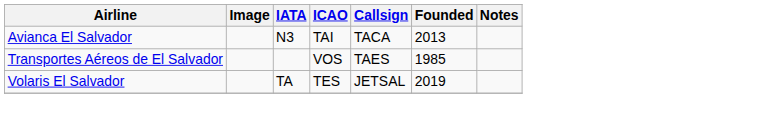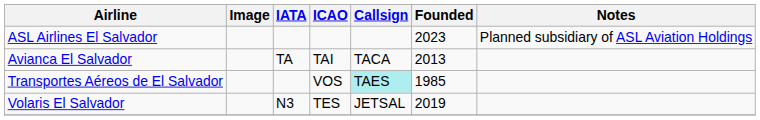+ row: (82, 37)
(285, 37) N3 -> (284, 59) TA
(372, 59) no background -> (372, 81) paleturquoise background
(284, 81) TA -> (285, 103) N3
